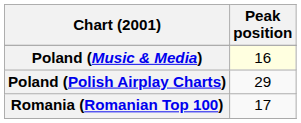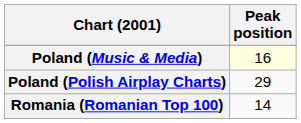(263, 105) 17 -> (263, 105) 14
